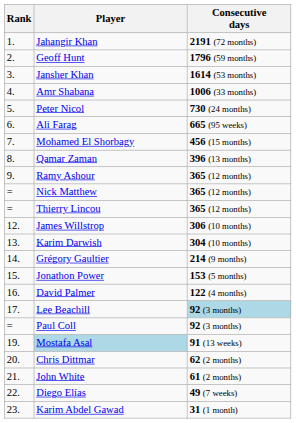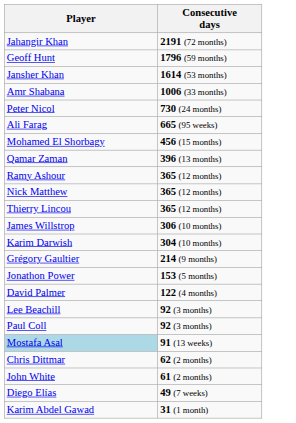- column: (19, 18)
(215, 309) lightblue background -> (186, 309) no background
